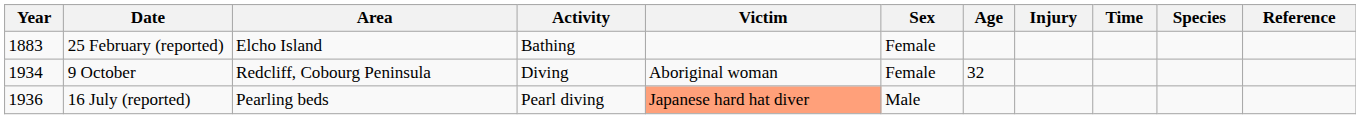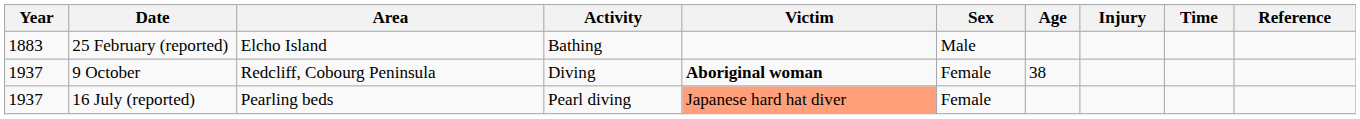- column: (1199, 18)
(910, 45) Female -> (958, 45) Male
(26, 72) 1934 -> (26, 72) 1937
(713, 72) normal -> (754, 72) bold
(976, 72) 32 -> (1038, 72) 38
(26, 99) 1936 -> (26, 99) 1937
(903, 99) Male -> (966, 99) Female
